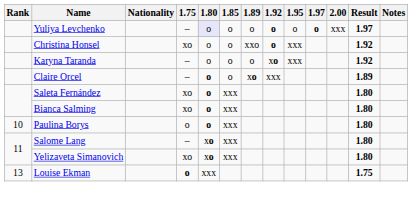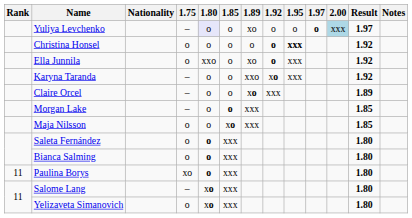(252, 28) o -> (252, 28) xo
(273, 28) bold -> (273, 28) normal
(338, 28) no background -> (338, 28) lightblue background
(187, 44) xo -> (187, 44) o
(252, 44) xxo -> (252, 44) o
(295, 44) normal -> (295, 44) bold
+ row: (57, 60)
(252, 60) o -> (252, 76) xxo
(209, 76) bold -> (209, 92) normal
+ row: (60, 108)
+ row: (60, 124)
(187, 92) xo -> (187, 141) o
(187, 108) xo -> (187, 157) o
(18, 124) 10 -> (18, 173) 11
(187, 124) o -> (187, 173) xo
(187, 157) xo -> (187, 205) o
- row: (62, 173)
